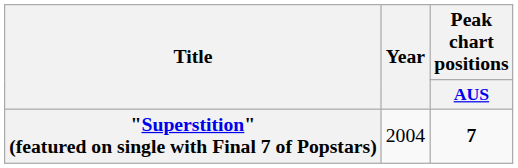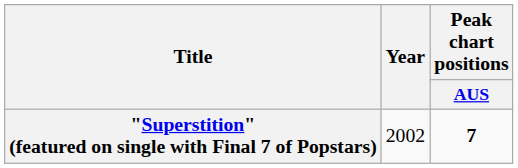(405, 135) 2004 -> (405, 135) 2002
